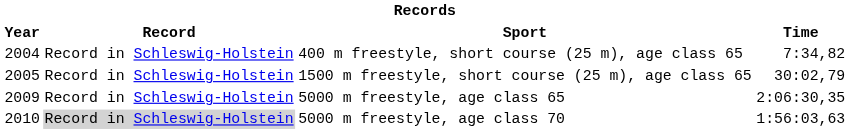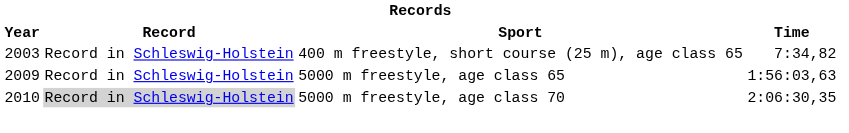(22, 54) 2004 -> (22, 54) 2003
- row: (525, 76)
(801, 98) 2:06:30,35 -> (792, 76) 1:56:03,63
(801, 119) 1:56:03,63 -> (792, 98) 2:06:30,35
